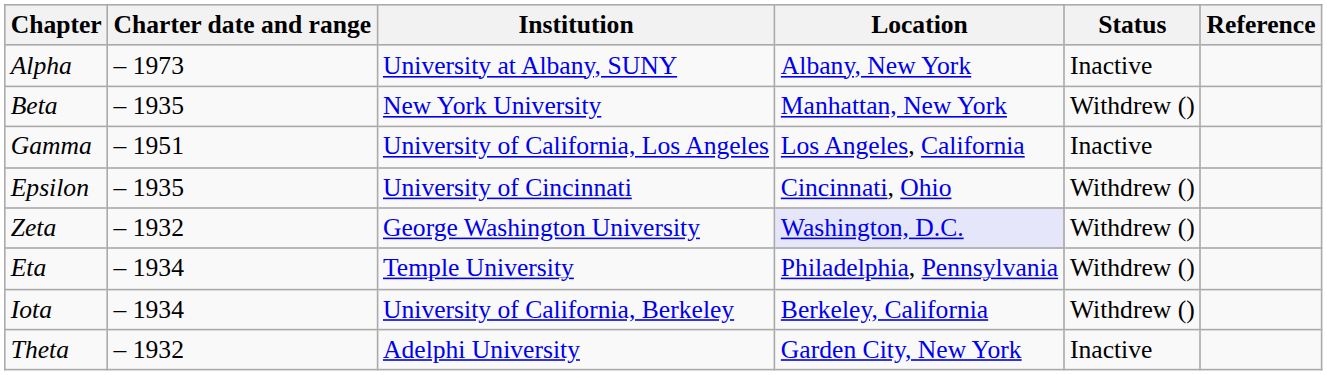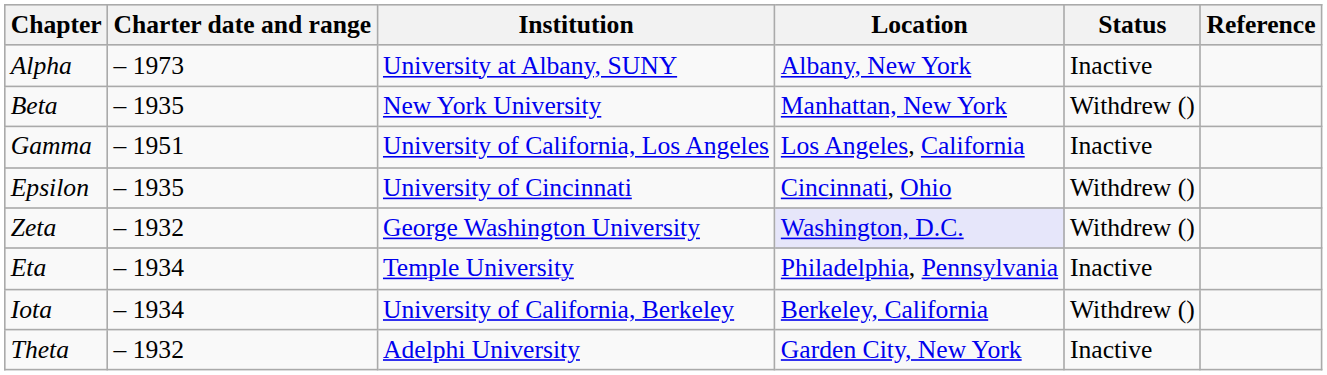(1132, 268) Withdrew () -> (1111, 268) Inactive
